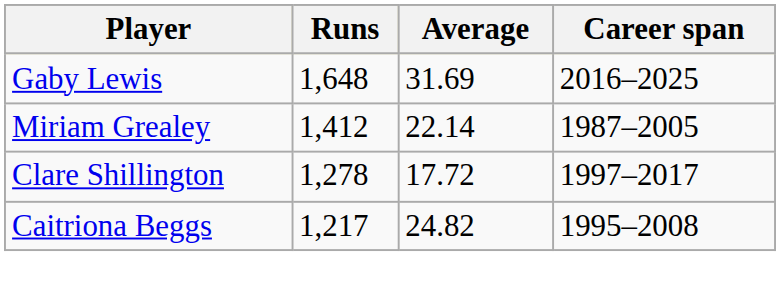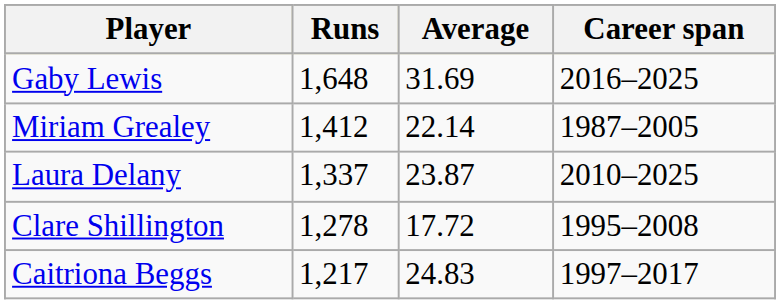+ row: (97, 175)
(629, 175) 1997–2017 -> (629, 224) 1995–2008
(440, 224) 24.82 -> (440, 273) 24.83
(629, 224) 1995–2008 -> (629, 273) 1997–2017
